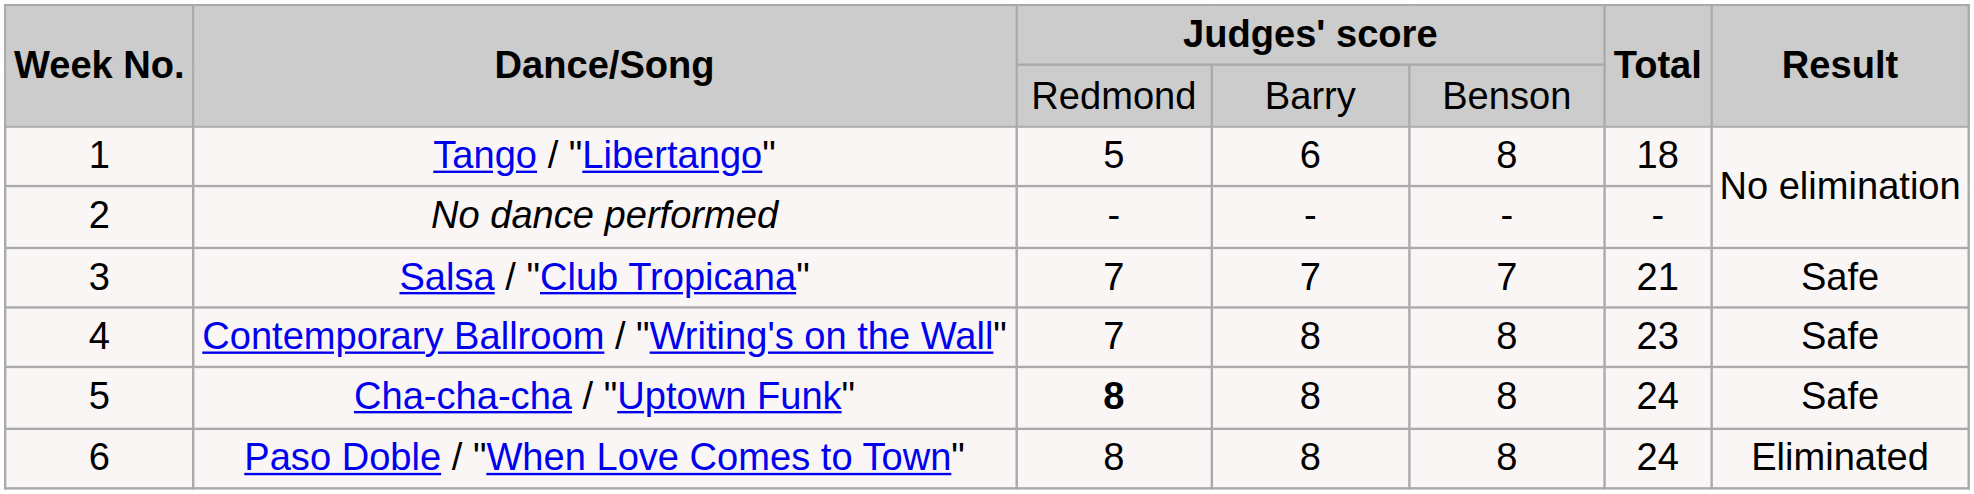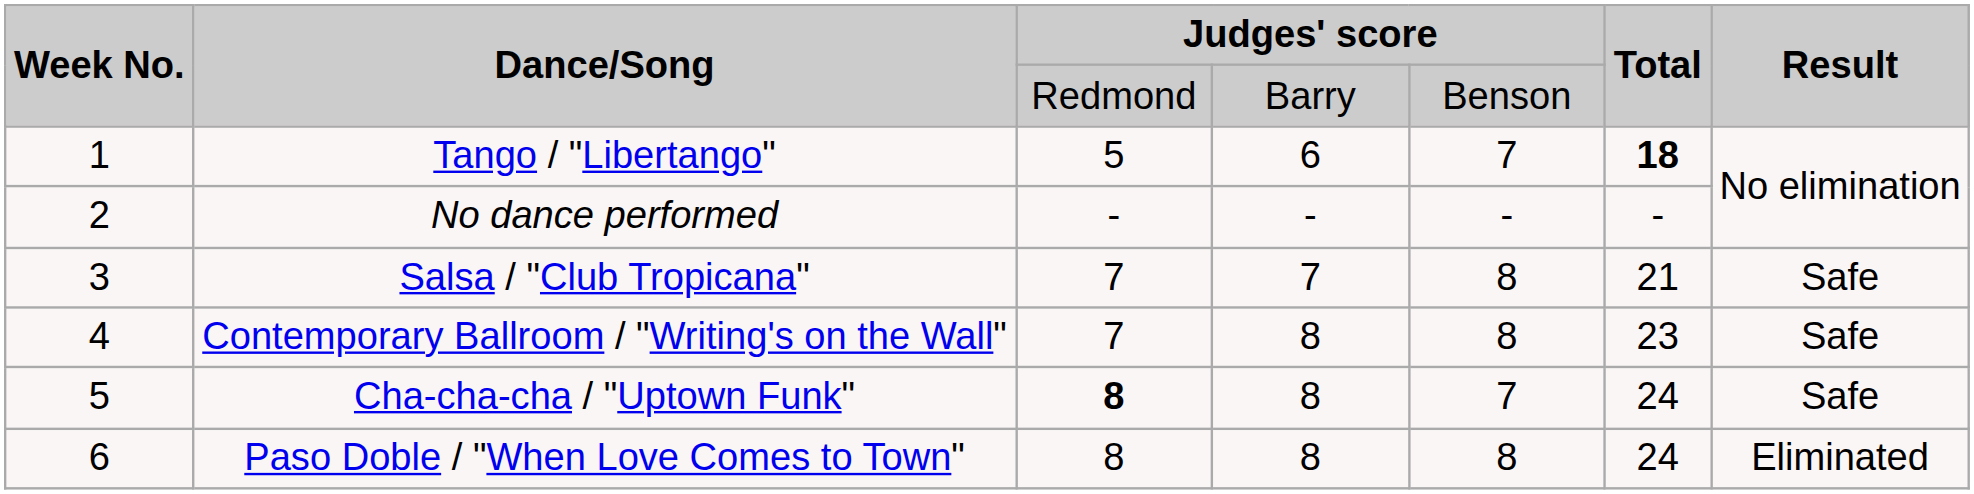(1507, 155) 8 -> (1507, 155) 7
(1658, 155) normal -> (1658, 155) bold
(1507, 276) 7 -> (1507, 276) 8
(1507, 397) 8 -> (1507, 397) 7
